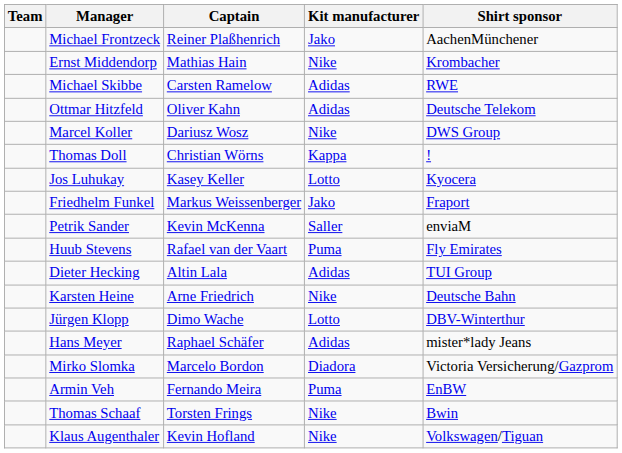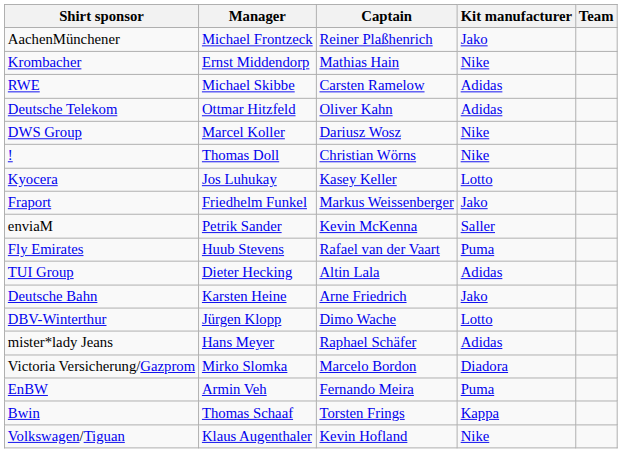columns swapped: (25, 16) <-> (520, 16)
(327, 156) Kappa -> (475, 156) Nike
(322, 296) Nike -> (474, 296) Jako
(322, 413) Nike -> (480, 413) Kappa
